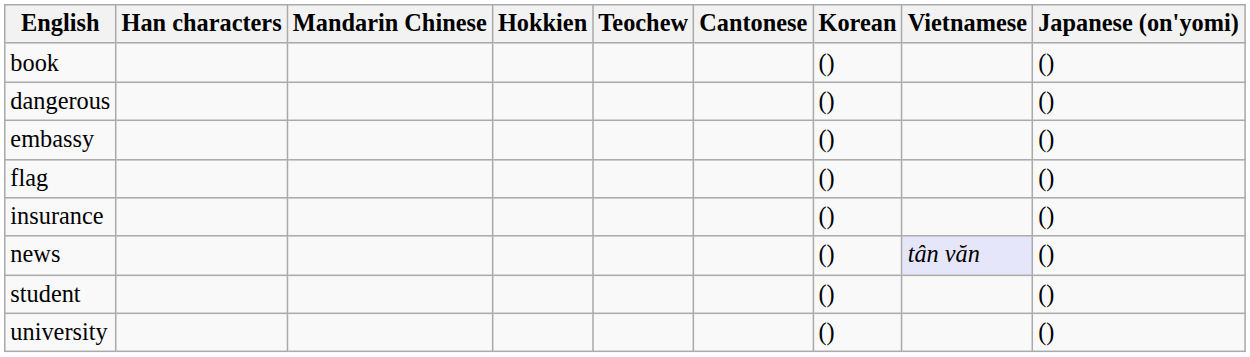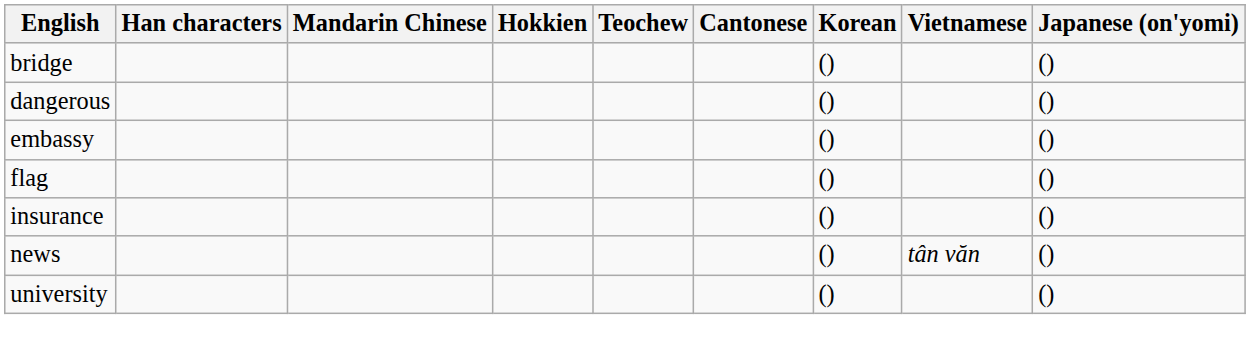- row: (35, 62)
+ row: (41, 62)
(944, 255) lavender background -> (944, 255) no background
- row: (45, 293)
